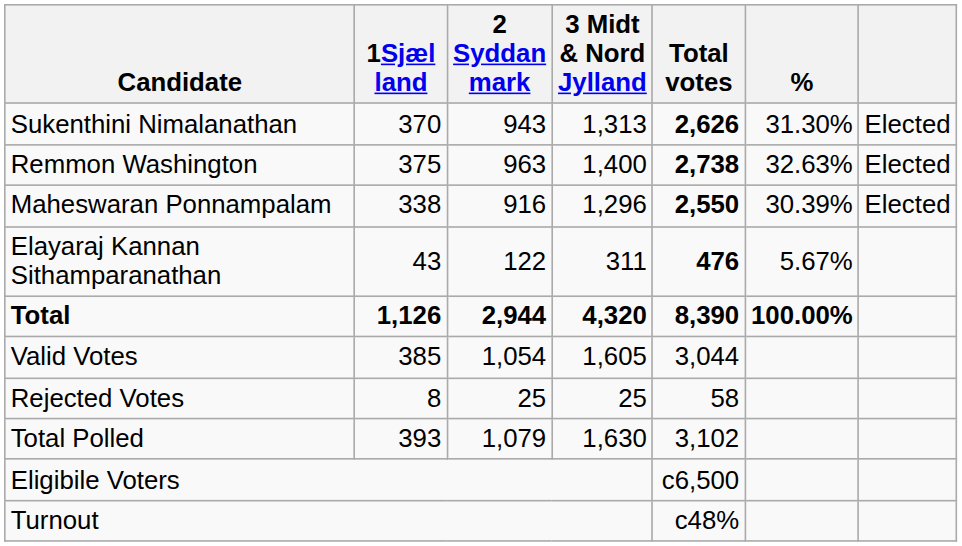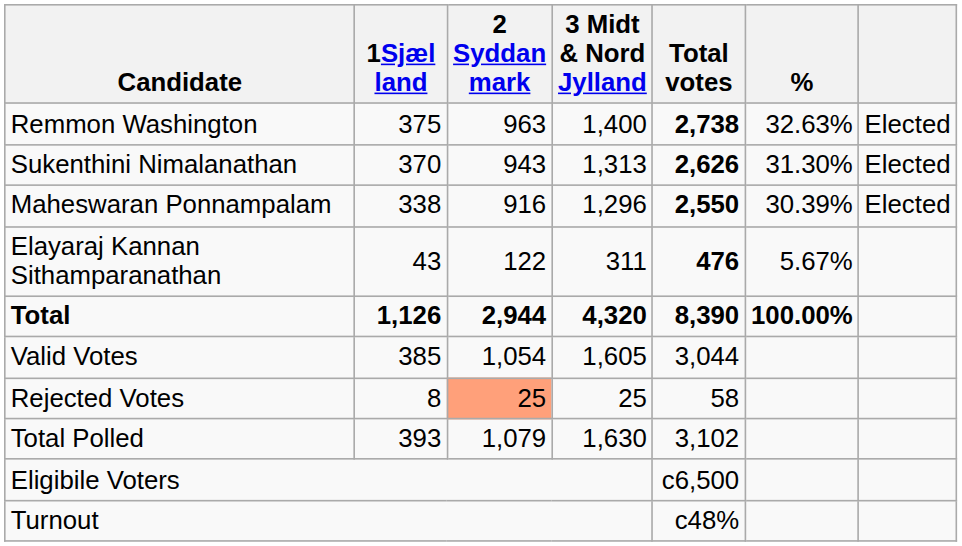rows swapped: (134, 164) <-> (154, 123)
(532, 397) no background -> (532, 397) lightsalmon background
